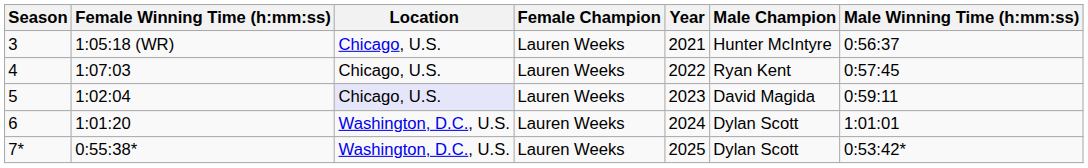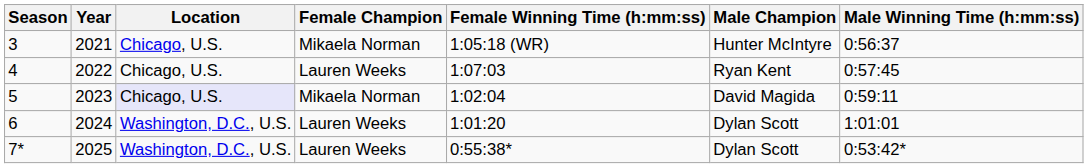columns swapped: (687, 17) <-> (203, 17)
(571, 44) Lauren Weeks -> (360, 44) Mikaela Norman
(571, 96) Lauren Weeks -> (360, 96) Mikaela Norman
